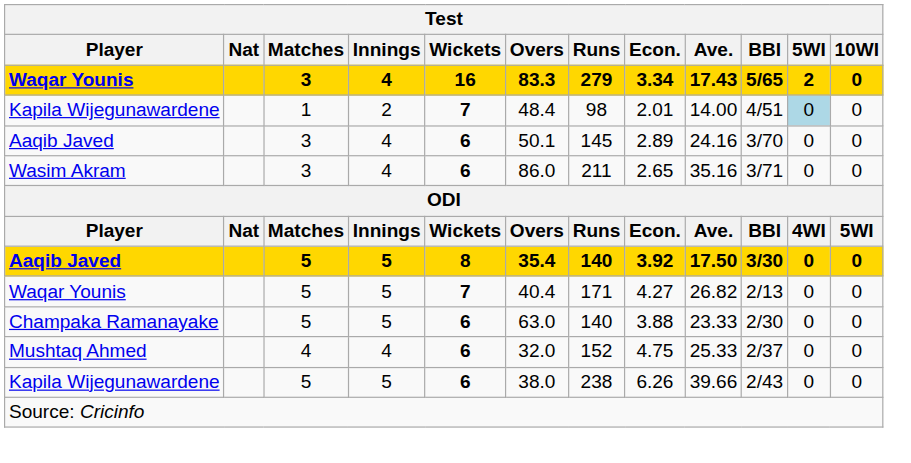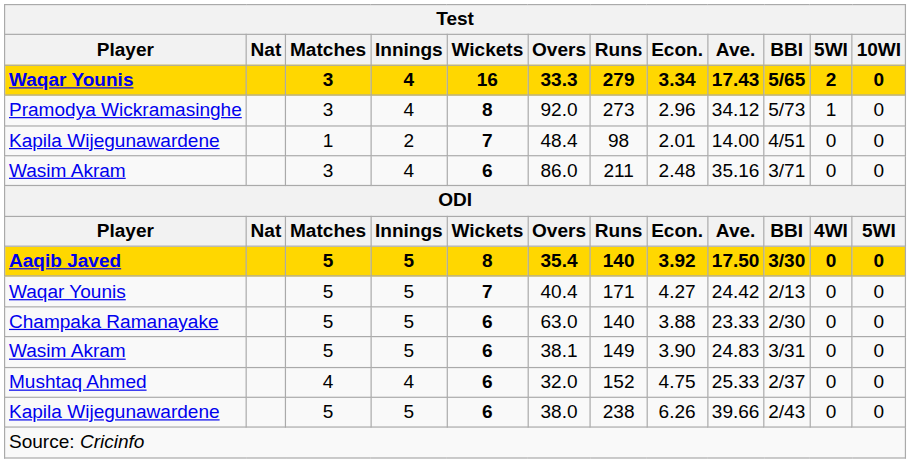(537, 79) 83.3 -> (559, 79) 33.3
+ row: (125, 110)
(809, 110) lightblue background -> (831, 140) no background
- row: (61, 140)
(655, 170) 2.65 -> (677, 170) 2.48
(713, 291) 26.82 -> (736, 291) 24.42
+ row: (67, 351)
